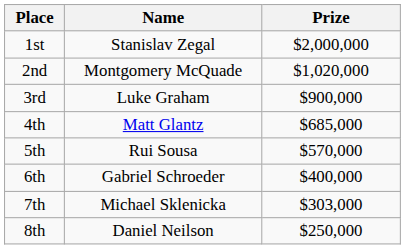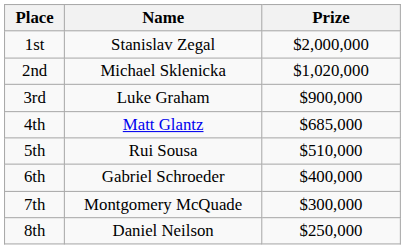(163, 71) Montgomery McQuade -> (163, 71) Michael Sklenicka
(331, 151) $570,000 -> (331, 151) $510,000
(163, 204) Michael Sklenicka -> (163, 204) Montgomery McQuade
(331, 204) $303,000 -> (331, 204) $300,000
